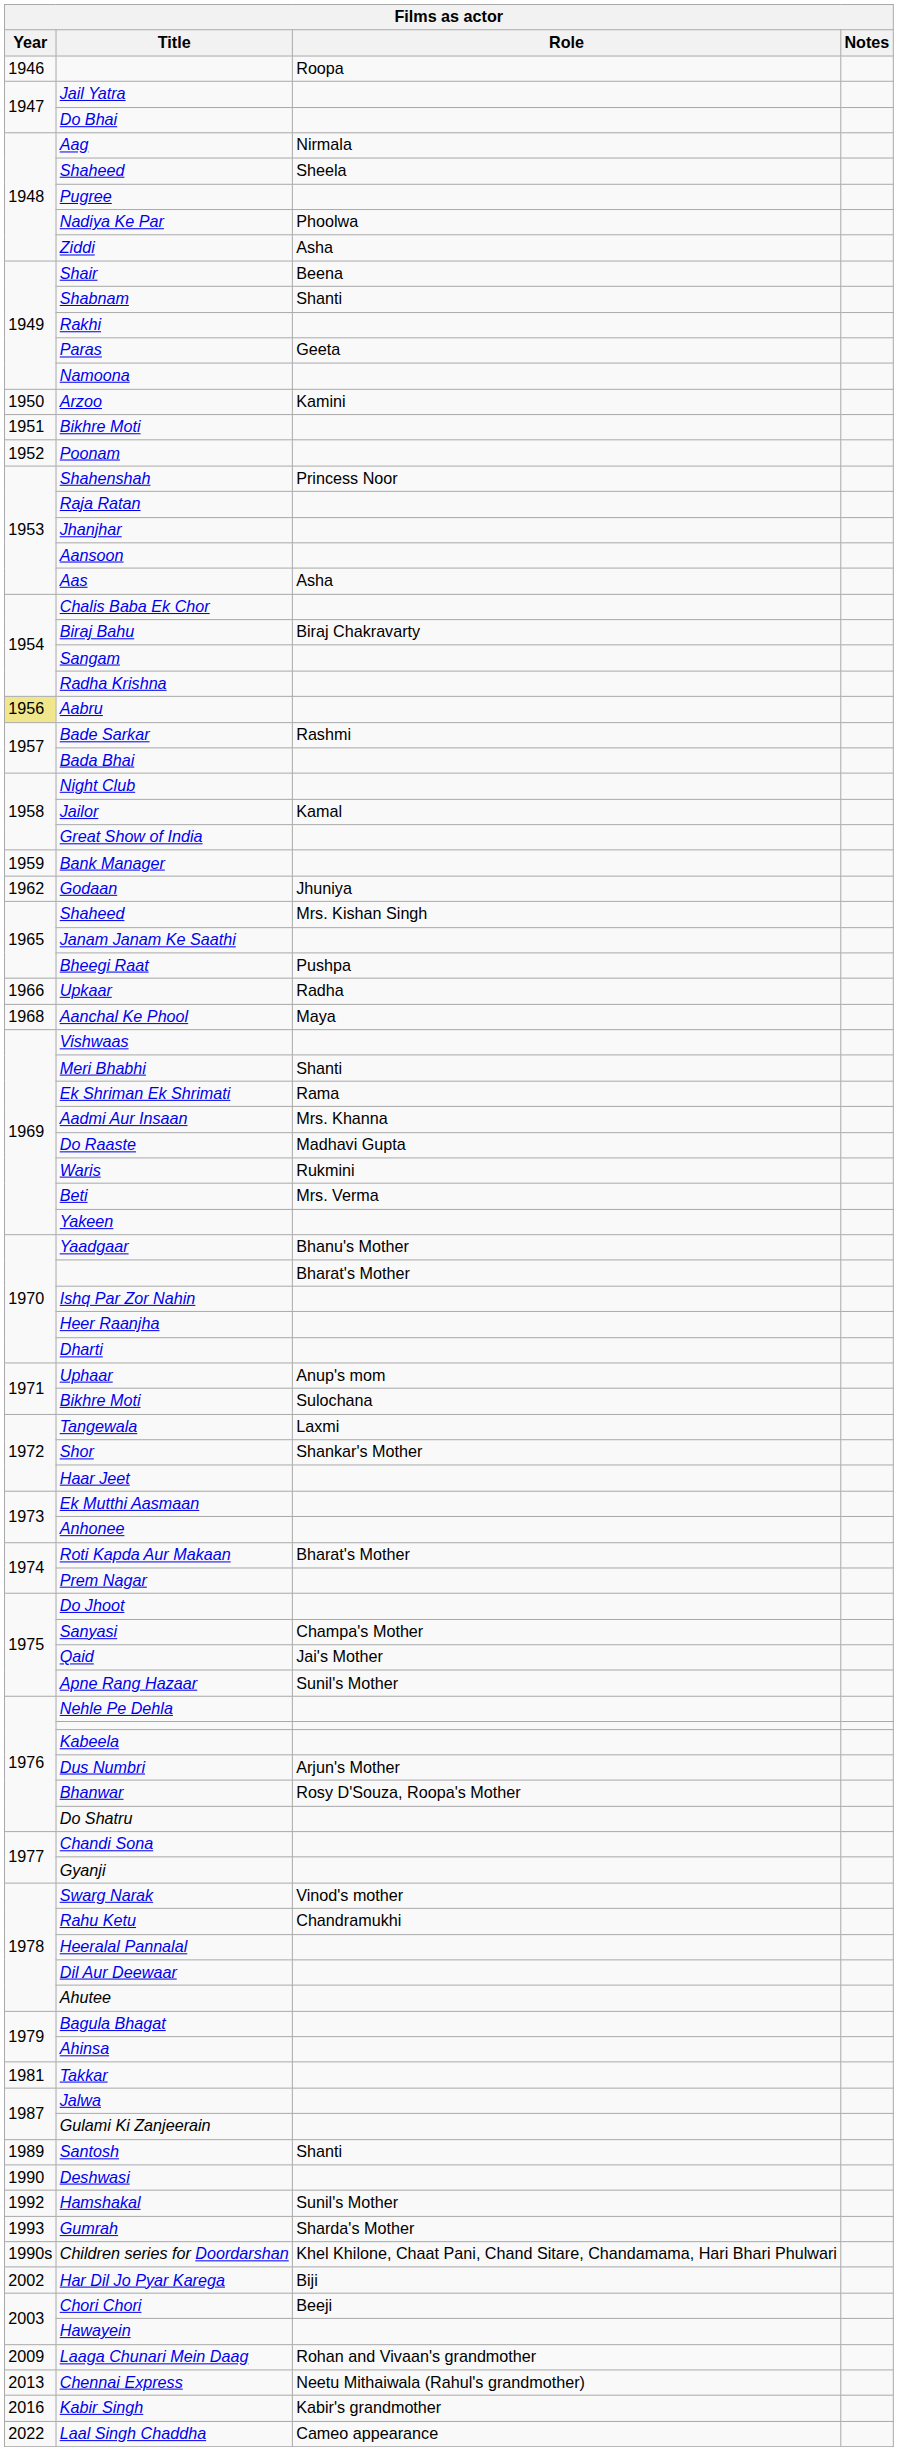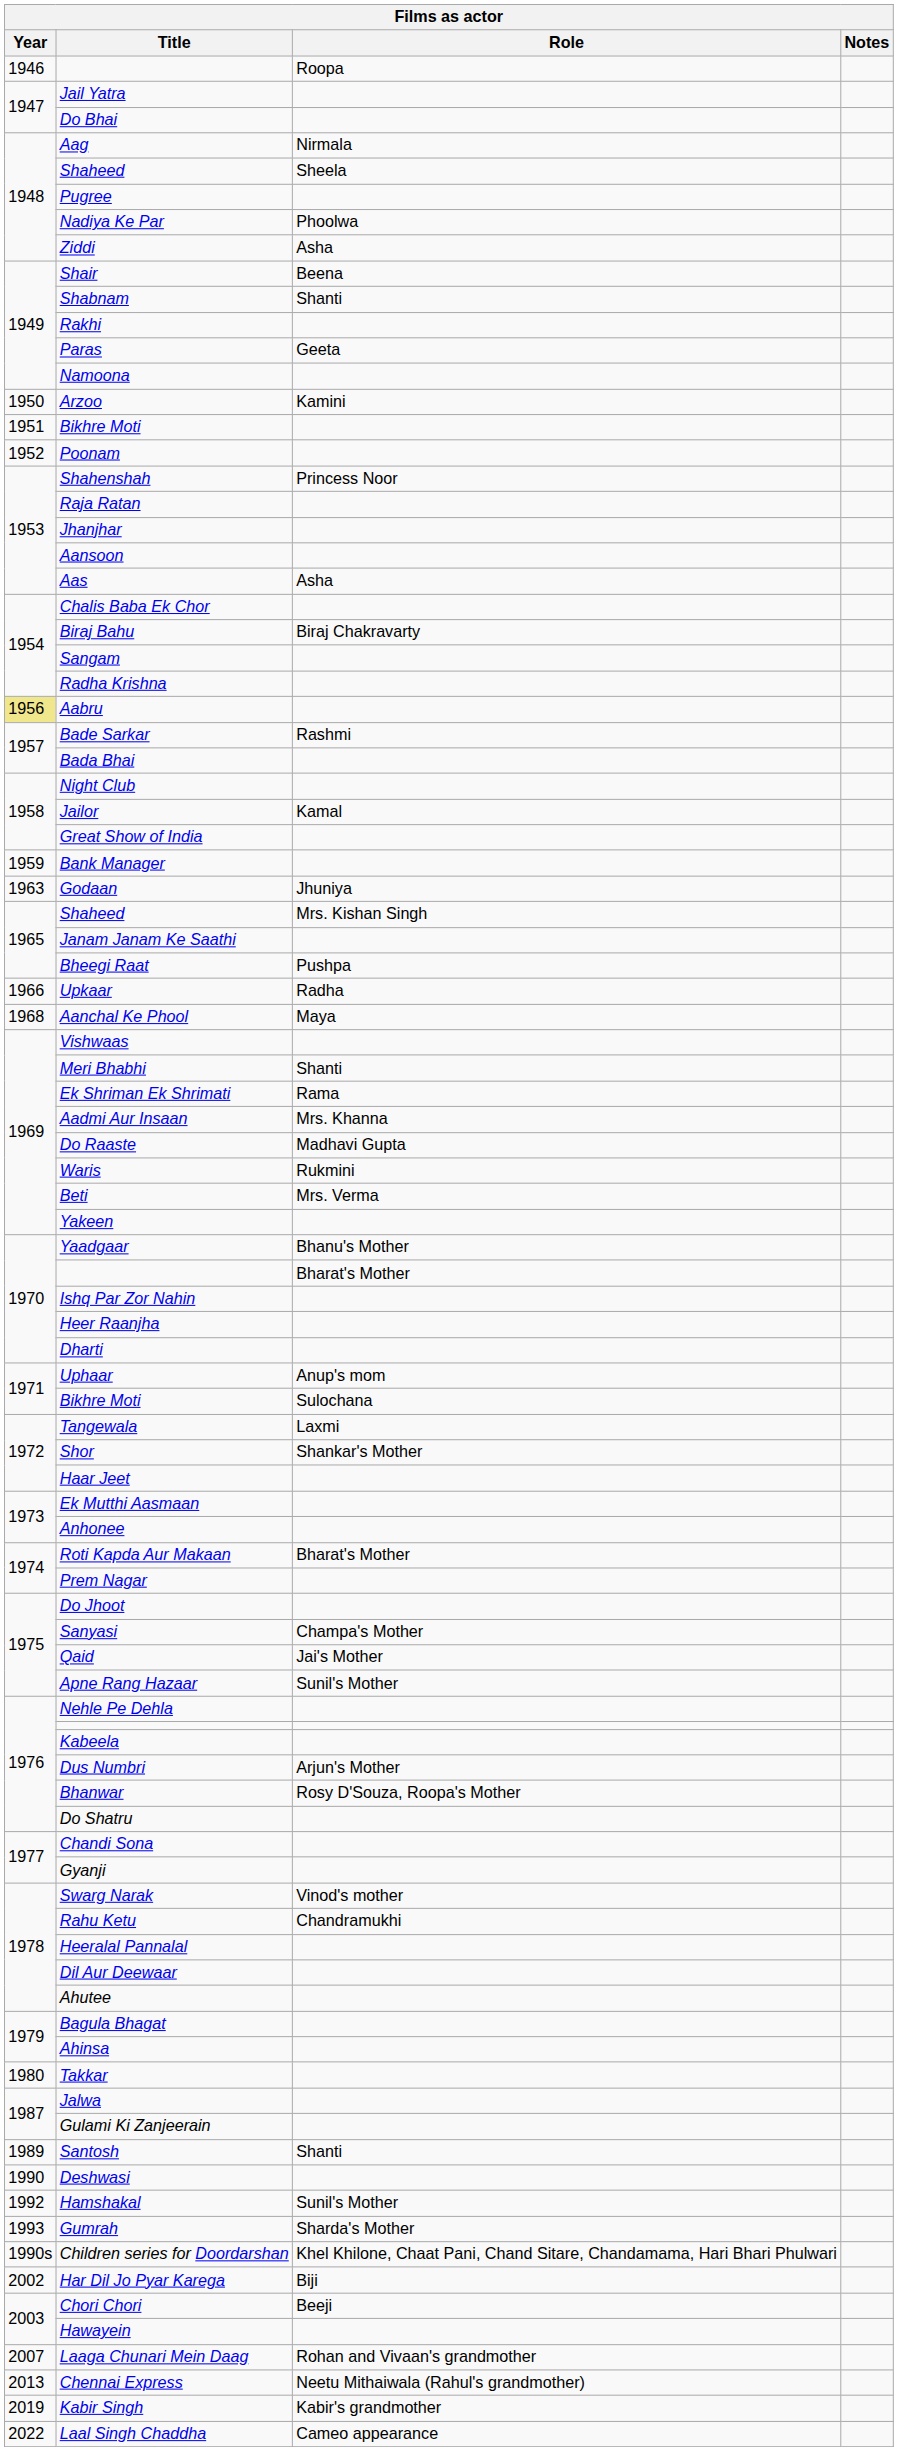(26, 888) 1962 -> (26, 888) 1963
(26, 2075) 1981 -> (26, 2075) 1980
(26, 2356) 2009 -> (26, 2356) 2007
(26, 2408) 2016 -> (26, 2408) 2019
